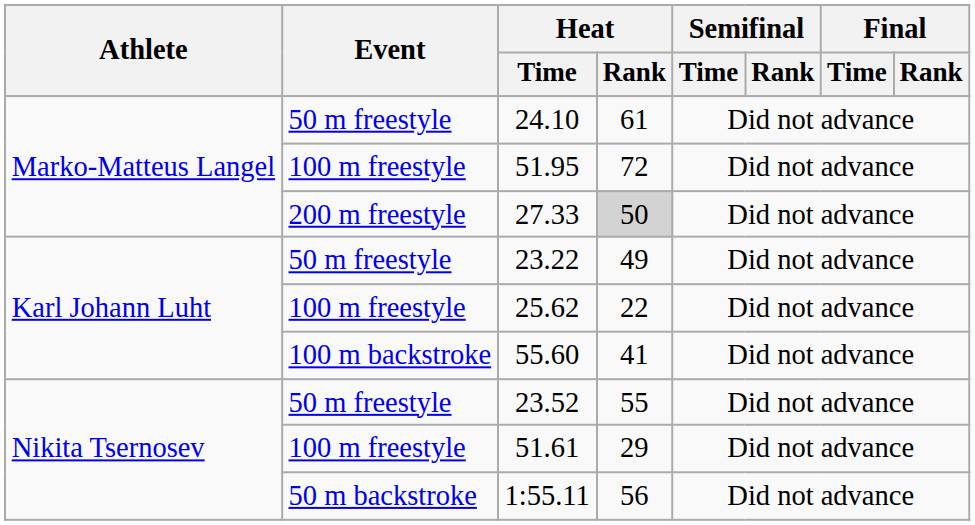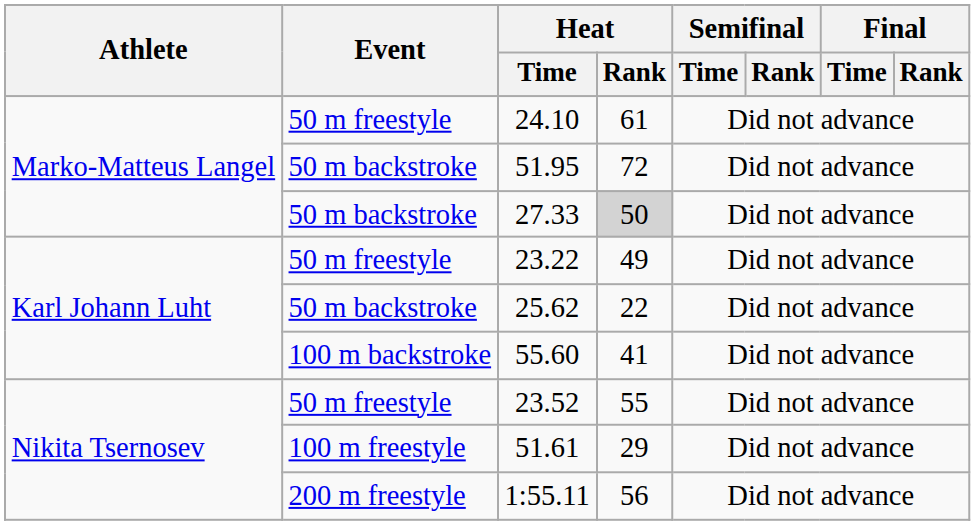(377, 166) 100 m freestyle -> (383, 166) 50 m backstroke
(377, 213) 200 m freestyle -> (383, 213) 50 m backstroke
(377, 308) 100 m freestyle -> (383, 308) 50 m backstroke
(383, 496) 50 m backstroke -> (377, 496) 200 m freestyle
